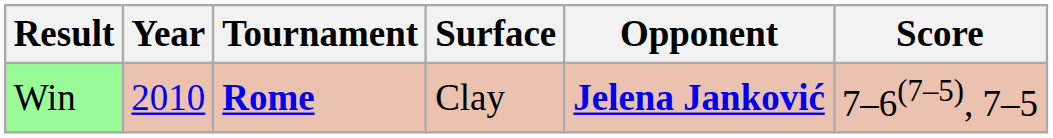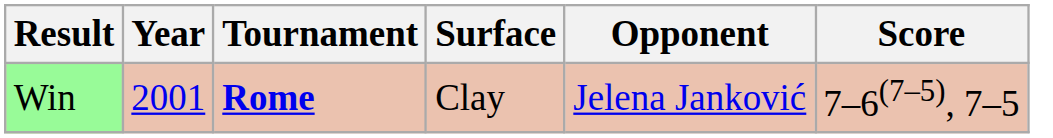(168, 97) 2010 -> (168, 97) 2001
(699, 97) bold -> (690, 97) normal
